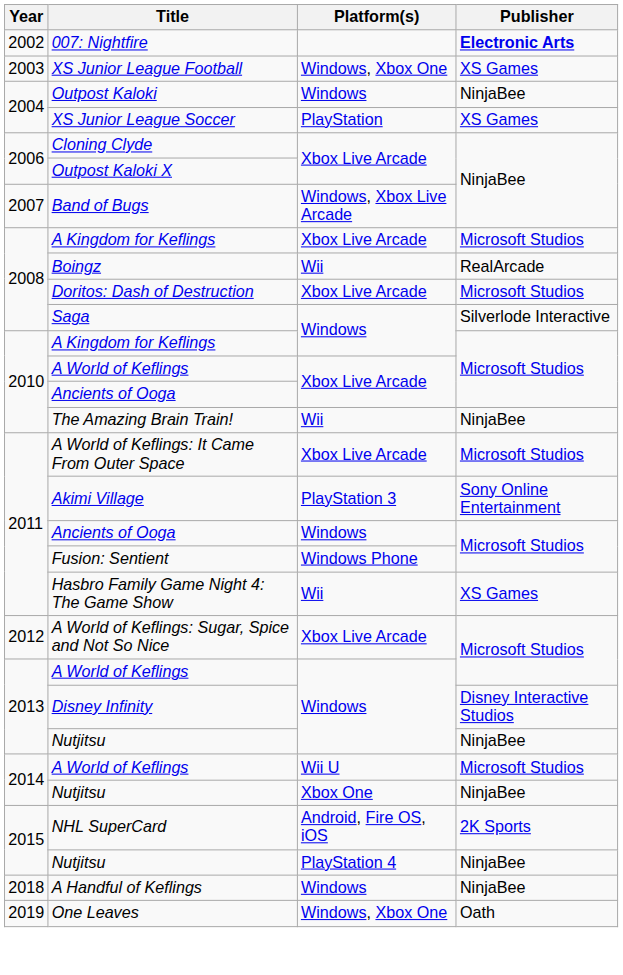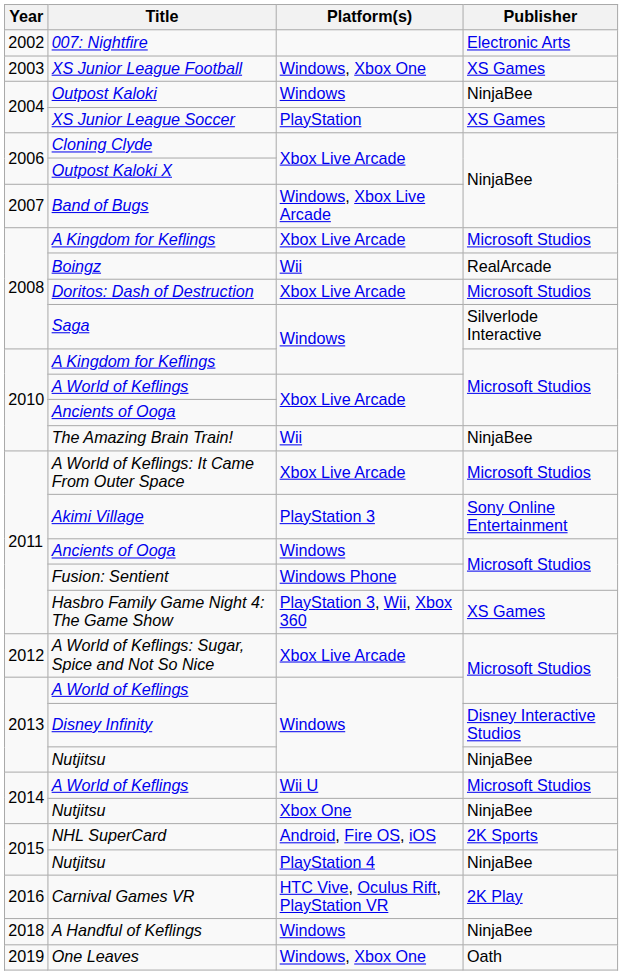(517, 42) bold -> (519, 42) normal
(312, 593) Wii -> (366, 611) PlayStation 3, Wii, Xbox 360
+ row: (26, 896)
